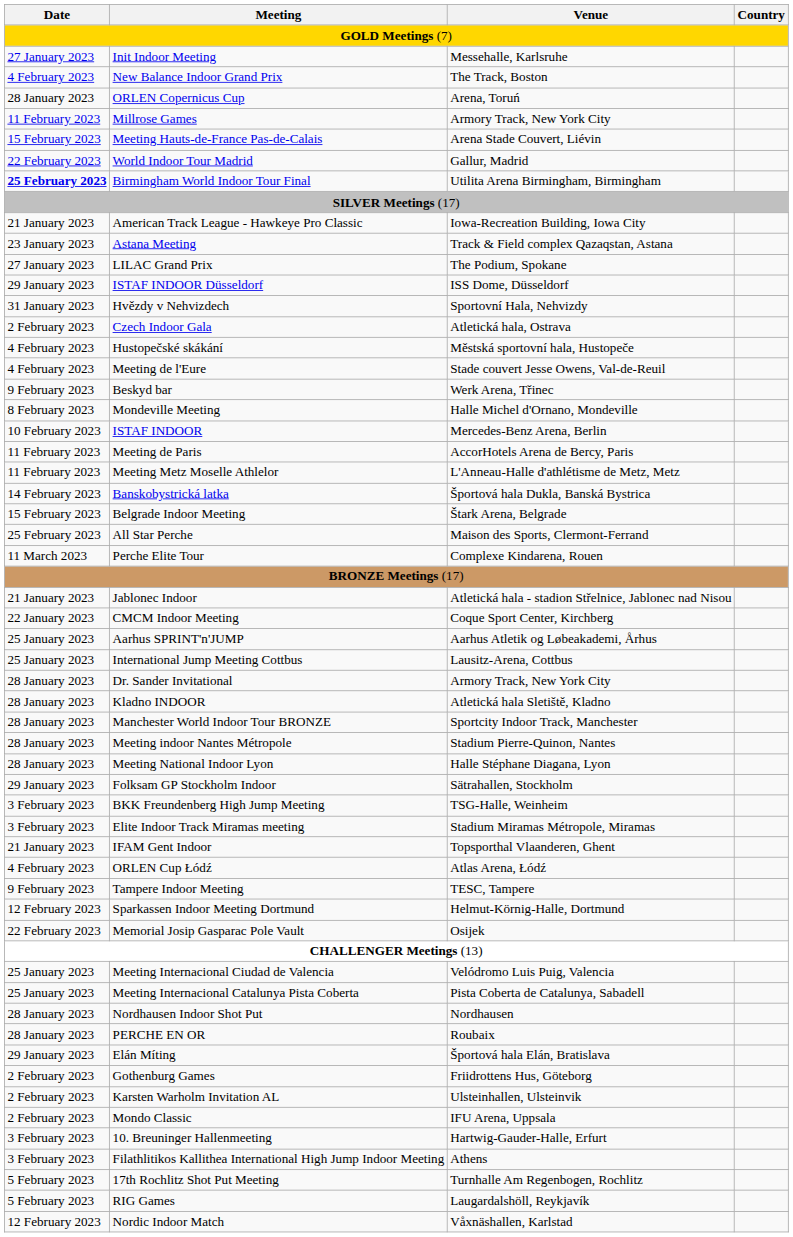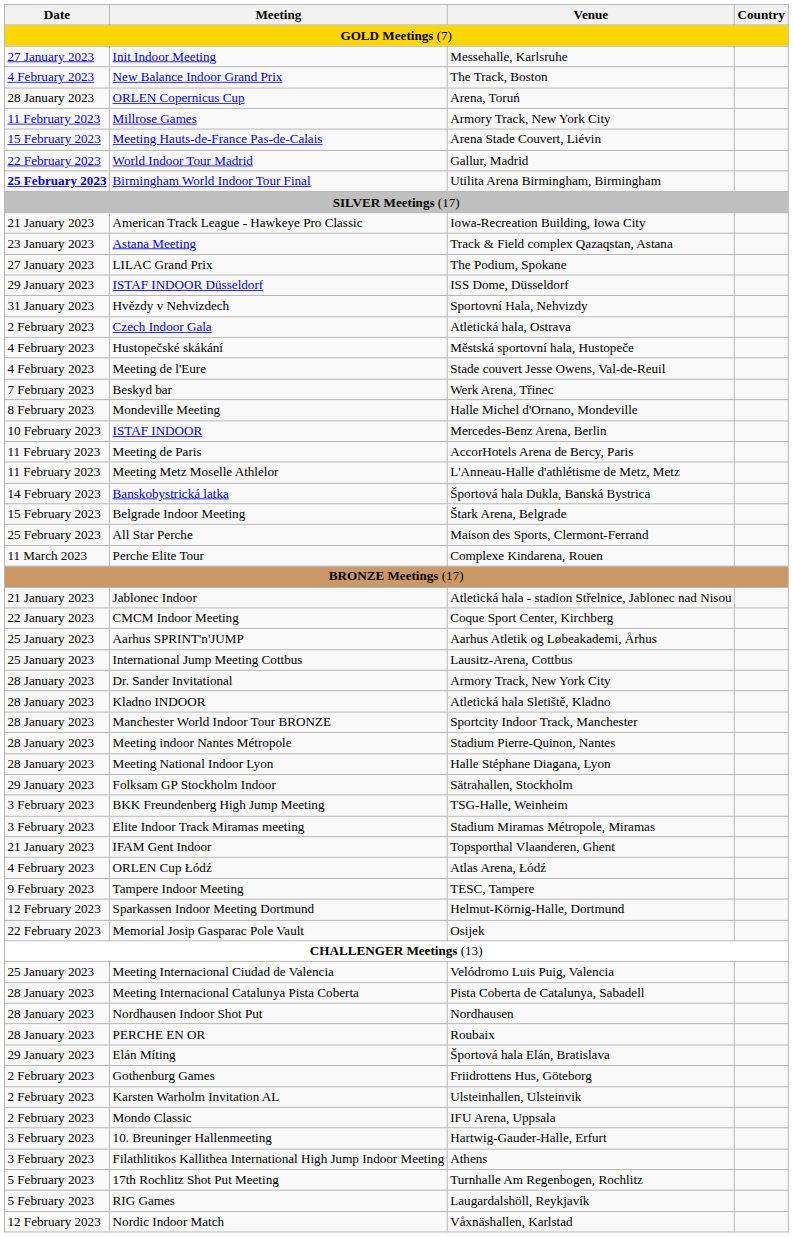(51, 389) 9 February 2023 -> (51, 389) 7 February 2023
(51, 992) 25 January 2023 -> (51, 992) 28 January 2023
